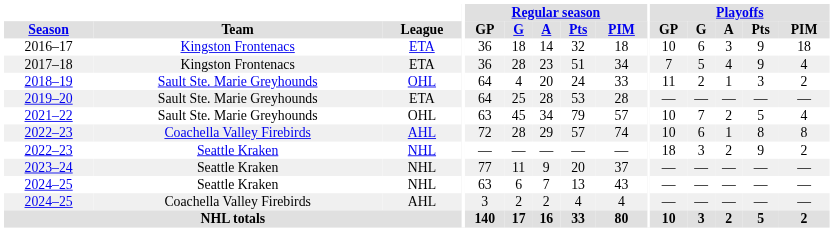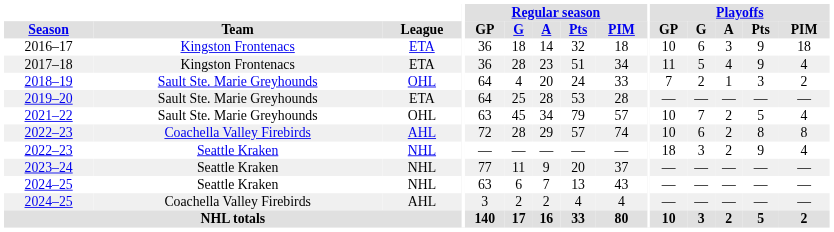(669, 64) 7 -> (669, 64) 11
(669, 81) 11 -> (669, 81) 7
(729, 133) 1 -> (729, 133) 2
(804, 150) 2 -> (804, 150) 4
